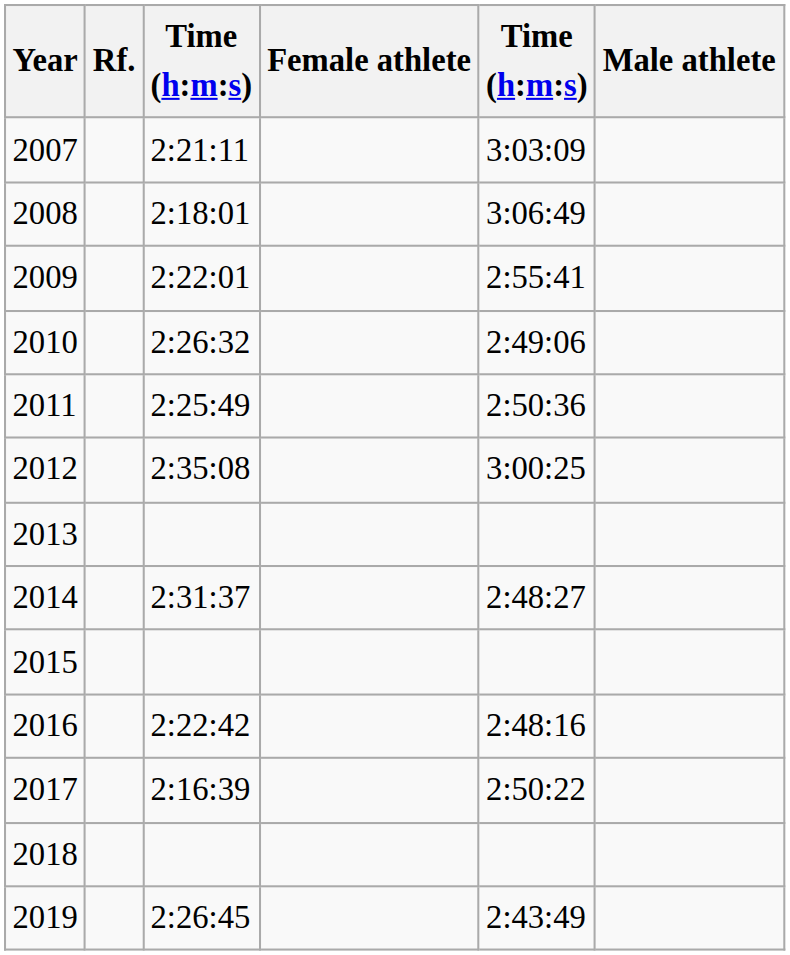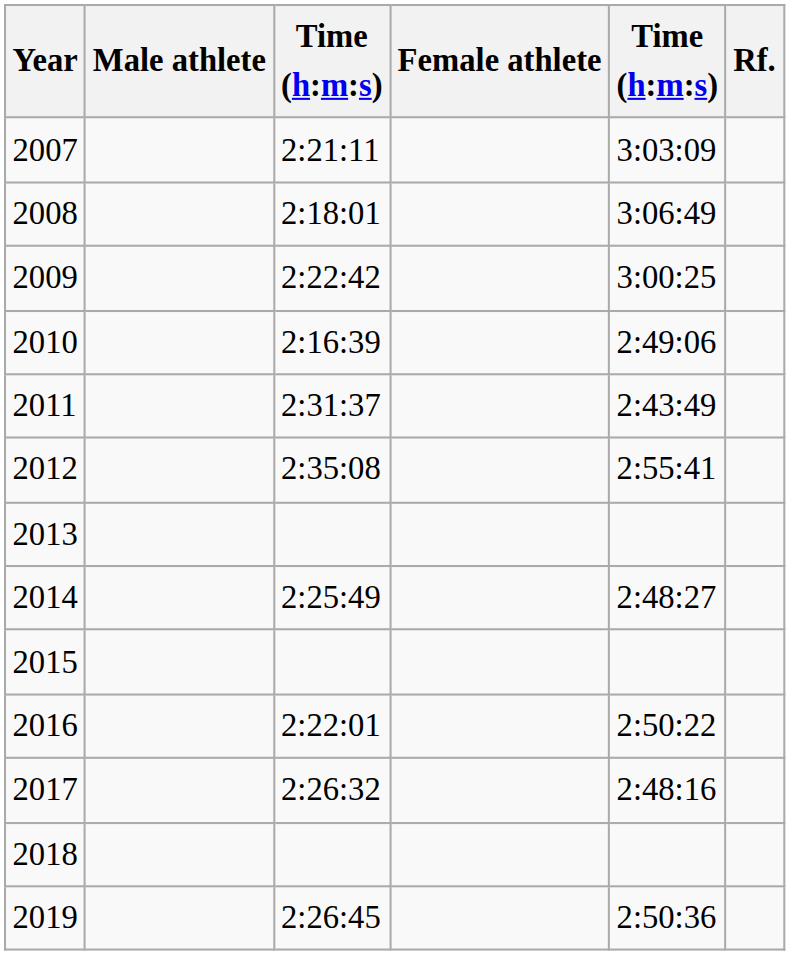columns swapped: (689, 60) <-> (114, 60)
(200, 277) 2:22:01 -> (331, 277) 2:22:42
(536, 277) 2:55:41 -> (666, 277) 3:00:25
(200, 341) 2:26:32 -> (331, 341) 2:16:39
(200, 405) 2:25:49 -> (331, 405) 2:31:37
(536, 405) 2:50:36 -> (666, 405) 2:43:49
(536, 469) 3:00:25 -> (666, 469) 2:55:41
(200, 597) 2:31:37 -> (331, 597) 2:25:49
(200, 725) 2:22:42 -> (331, 725) 2:22:01
(536, 725) 2:48:16 -> (666, 725) 2:50:22
(200, 789) 2:16:39 -> (331, 789) 2:26:32
(536, 789) 2:50:22 -> (666, 789) 2:48:16
(536, 917) 2:43:49 -> (666, 917) 2:50:36
